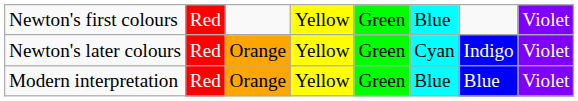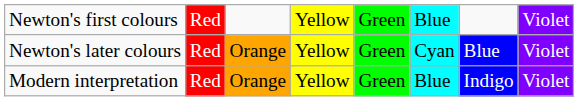(489, 50) Indigo -> (482, 50) Blue
(482, 80) Blue -> (489, 80) Indigo
